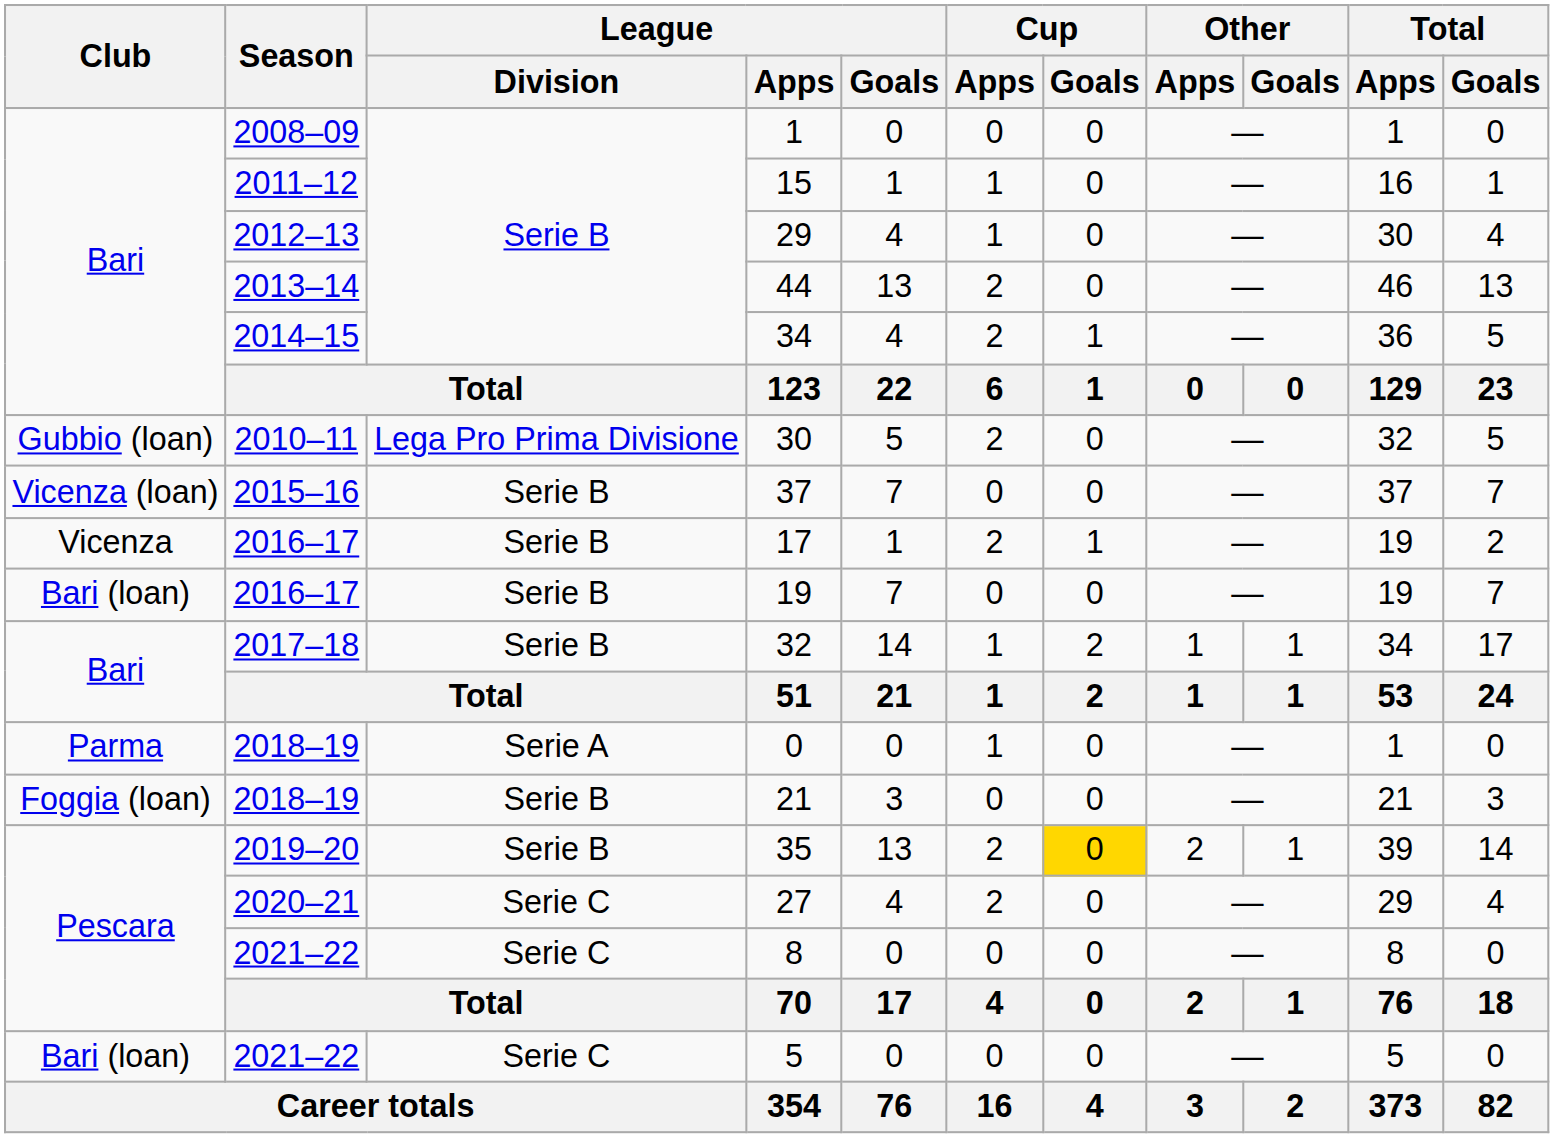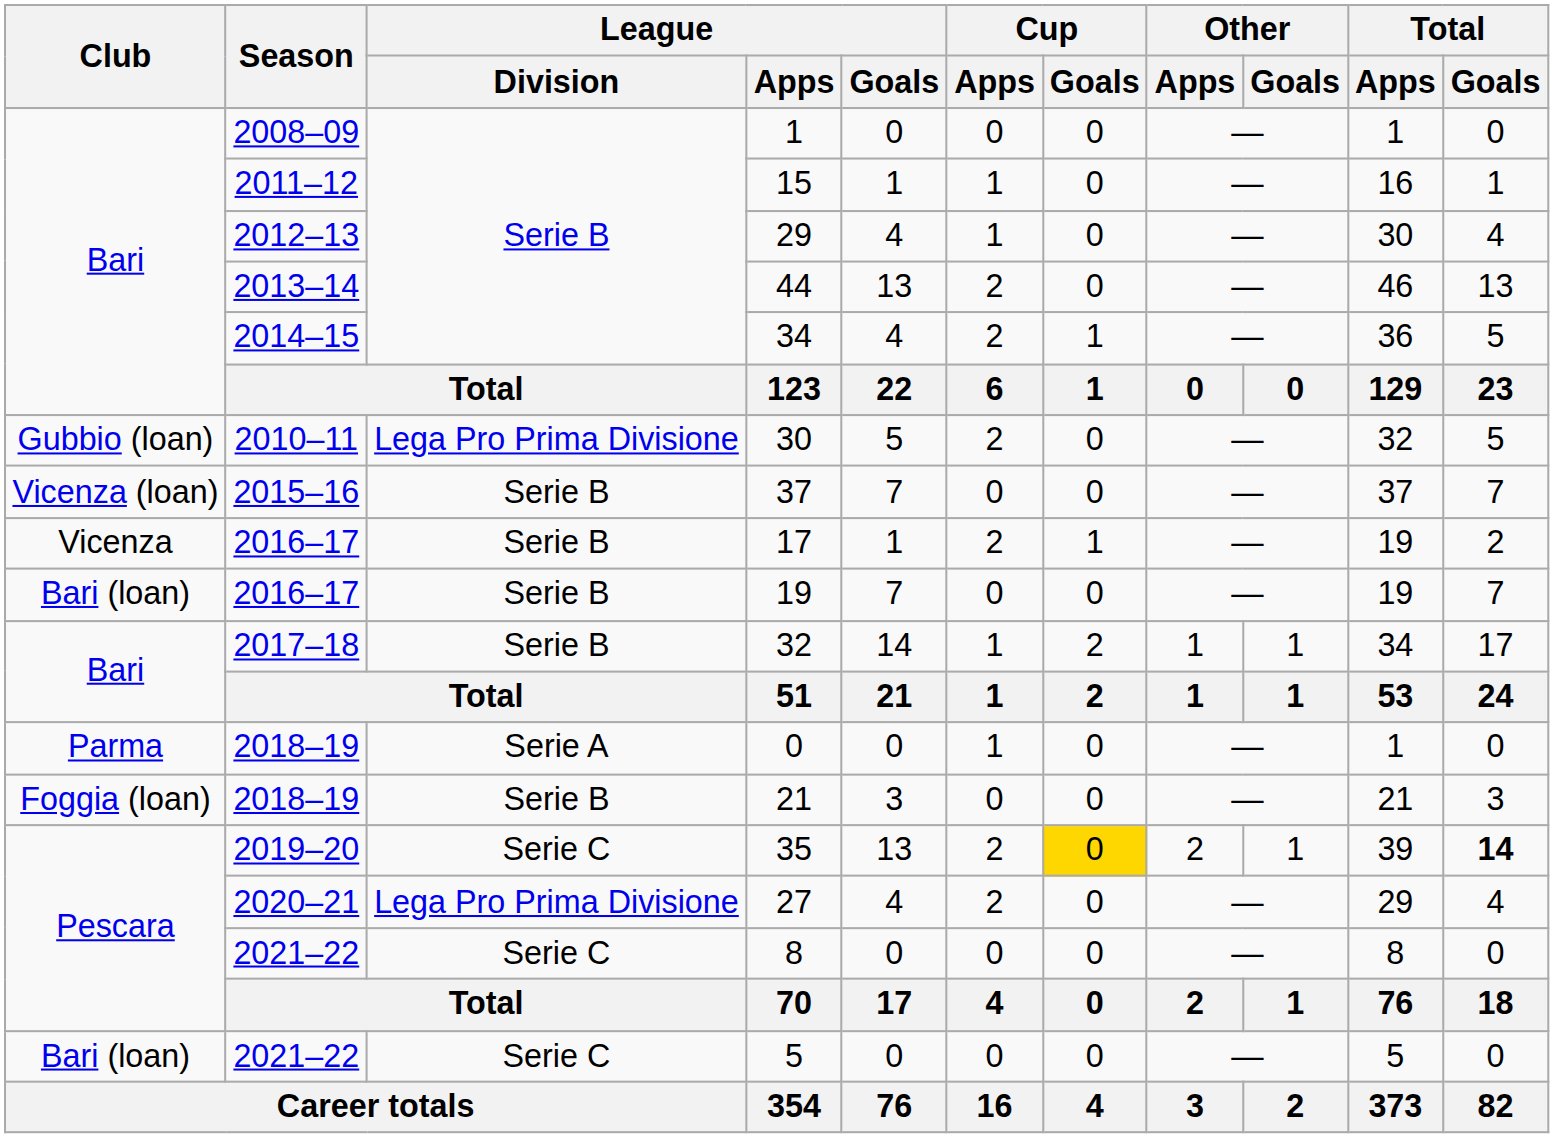(556, 850) Serie B -> (556, 850) Serie C
(1496, 850) normal -> (1496, 850) bold
(556, 901) Serie C -> (556, 901) Lega Pro Prima Divisione
